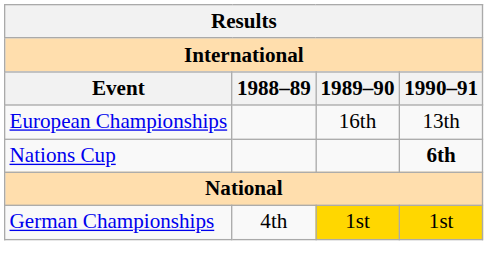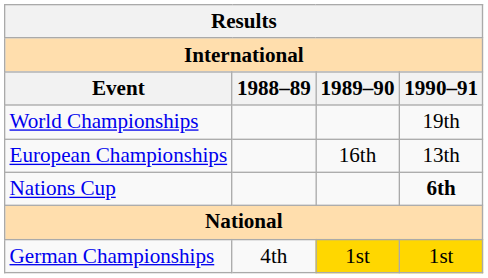+ row: (104, 121)
